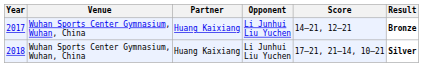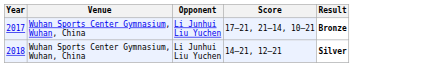- column: (207, 11)
(323, 28) 14–21, 12–21 -> (270, 28) 17–21, 21–14, 10–21
(340, 51) 17–21, 21–14, 10–21 -> (253, 51) 14–21, 12–21
